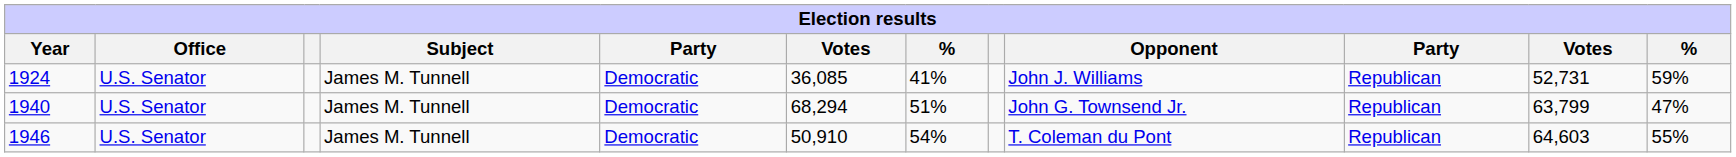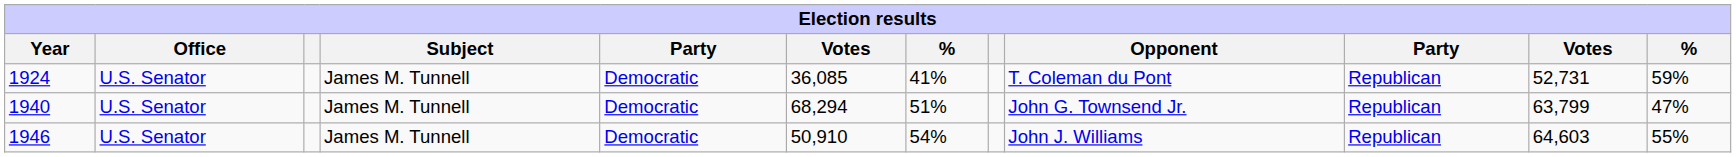(1075, 78) John J. Williams -> (1090, 78) T. Coleman du Pont
(1090, 136) T. Coleman du Pont -> (1075, 136) John J. Williams
